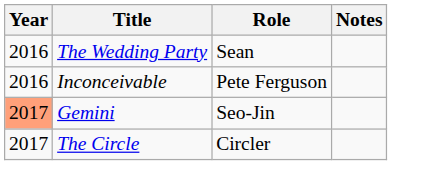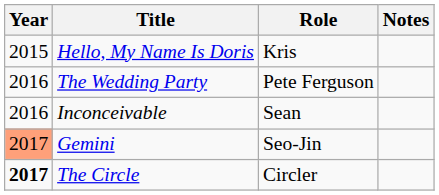+ row: (156, 50)
(235, 50) Sean -> (318, 81) Pete Ferguson
(272, 81) Pete Ferguson -> (282, 112) Sean
(29, 143) normal -> (29, 174) bold
